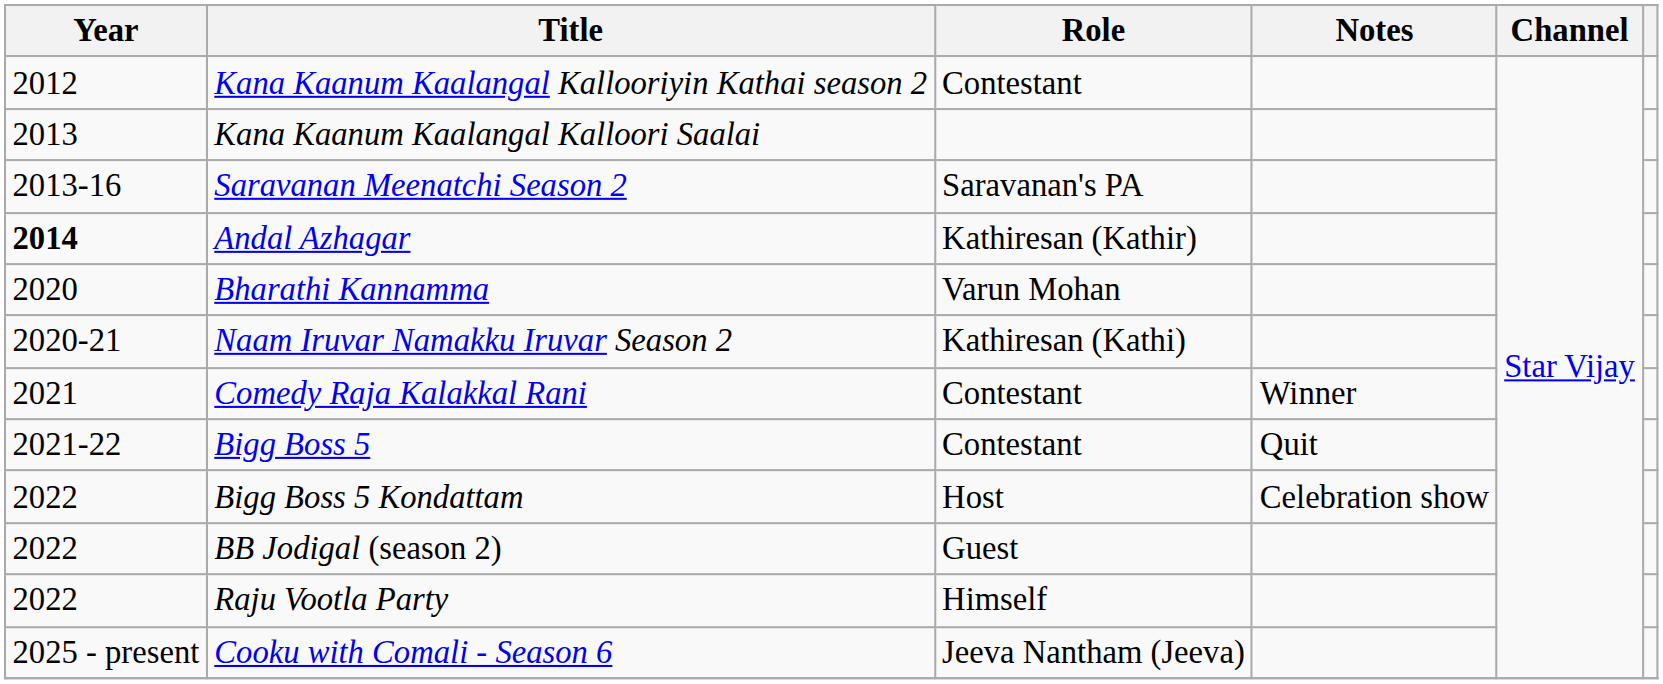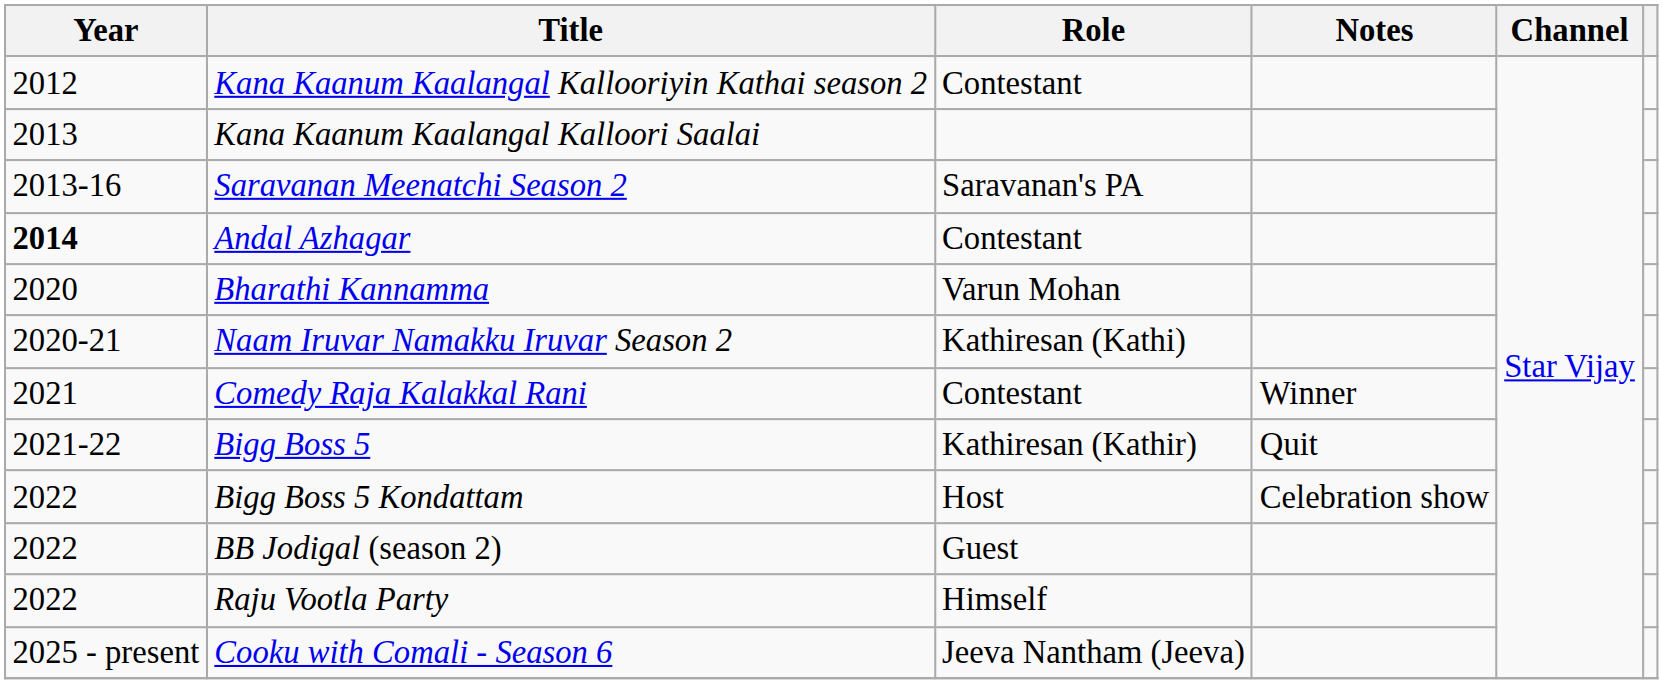(1069, 237) Kathiresan (Kathir) -> (1012, 237) Contestant
(1012, 444) Contestant -> (1069, 444) Kathiresan (Kathir)
